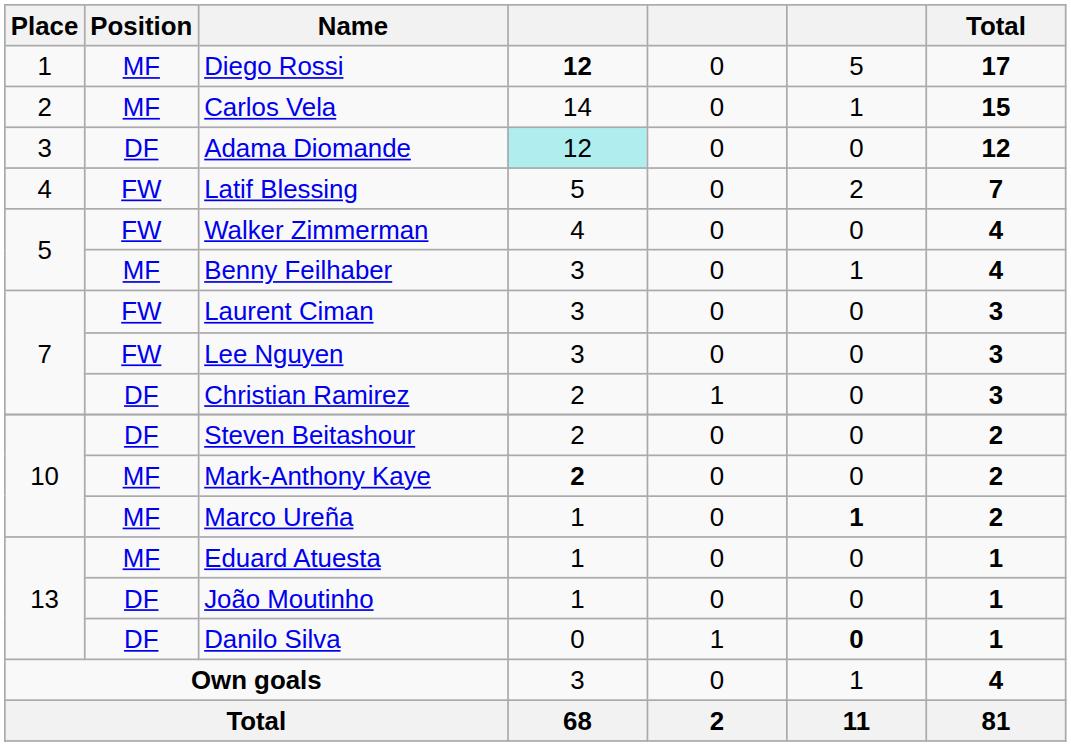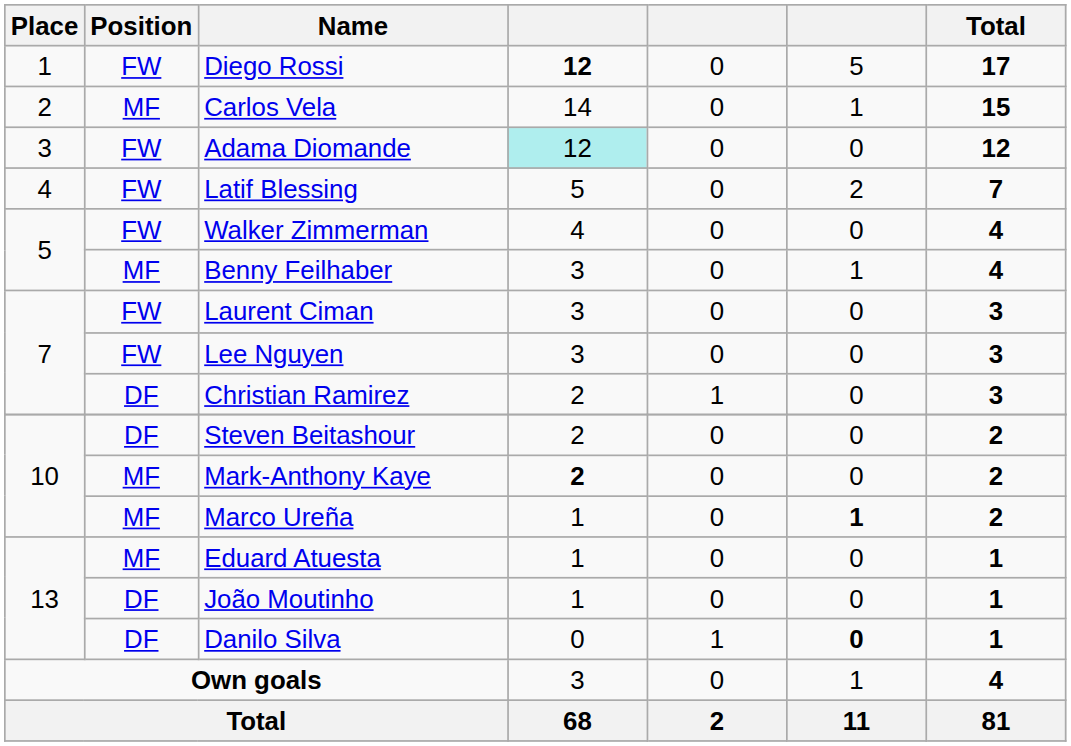(141, 66) MF -> (141, 66) FW
(141, 148) DF -> (141, 148) FW
